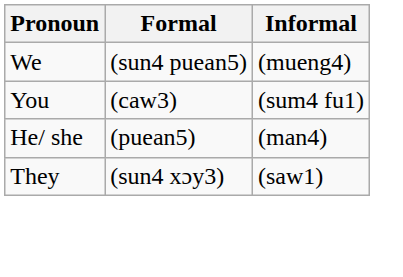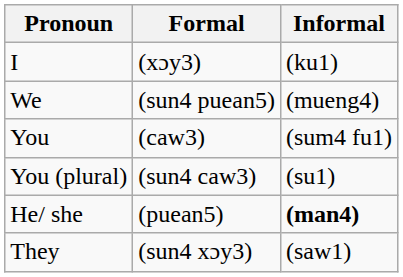+ row: (14, 61)
+ row: (69, 175)
(293, 137) normal -> (323, 213) bold
